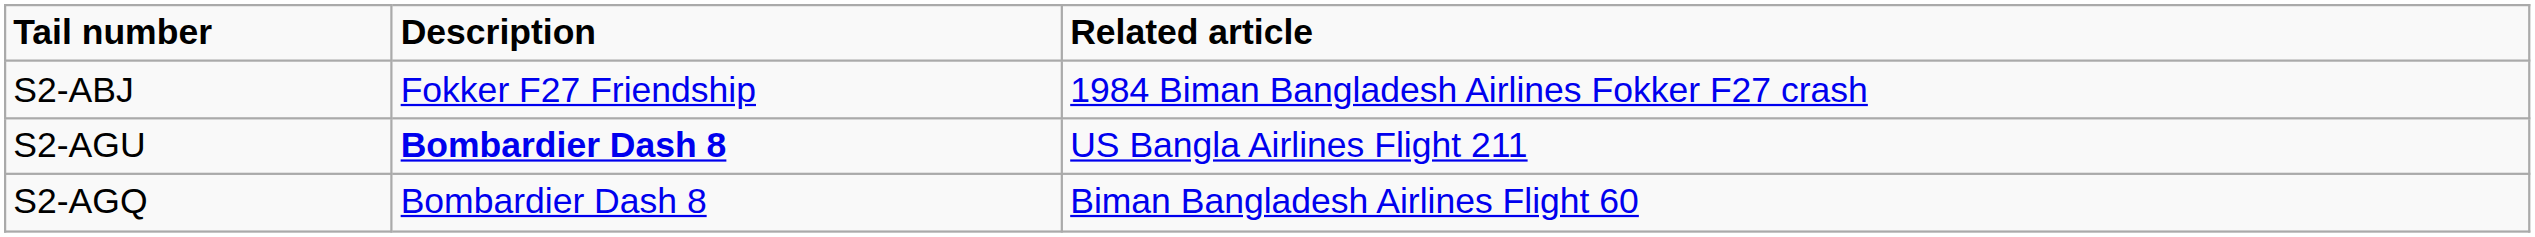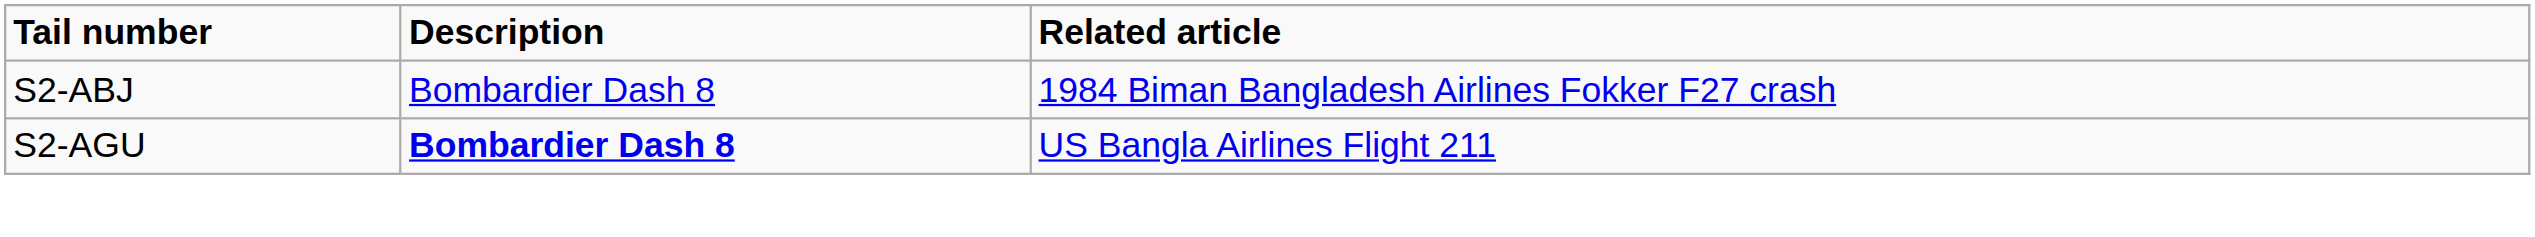(578, 88) Fokker F27 Friendship -> (562, 88) Bombardier Dash 8
- row: (80, 201)
